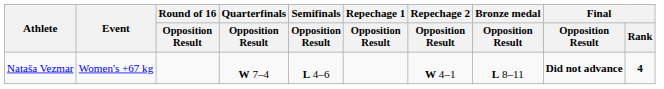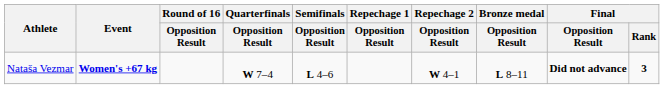(116, 68) normal -> (118, 68) bold
(640, 68) 4 -> (644, 68) 3
